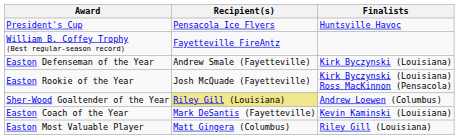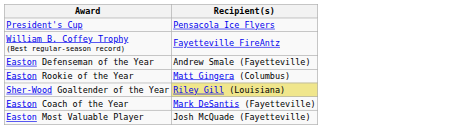- column: (386, 11)
(242, 81) Josh McQuade (Fayetteville) -> (232, 76) Matt Gingera (Columbus)
(232, 127) Matt Gingera (Columbus) -> (242, 117) Josh McQuade (Fayetteville)
